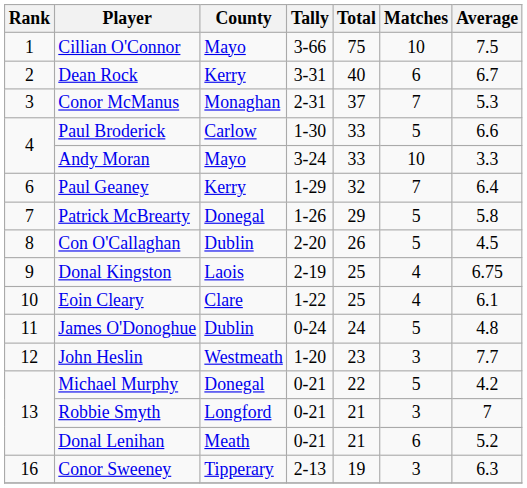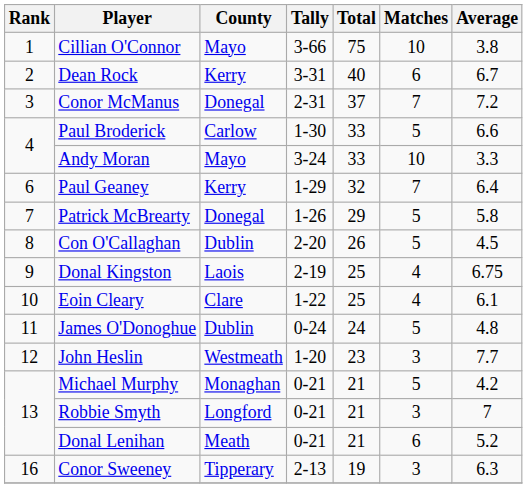(487, 46) 7.5 -> (487, 46) 3.8
(242, 103) Monaghan -> (234, 103) Donegal
(487, 103) 5.3 -> (487, 103) 7.2
(234, 384) Donegal -> (242, 384) Monaghan
(356, 384) 22 -> (356, 384) 21
